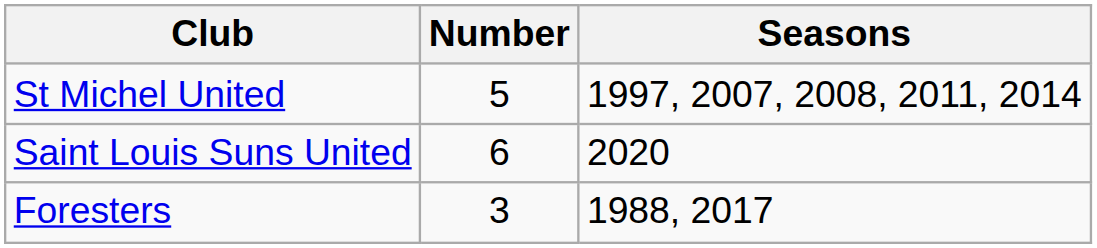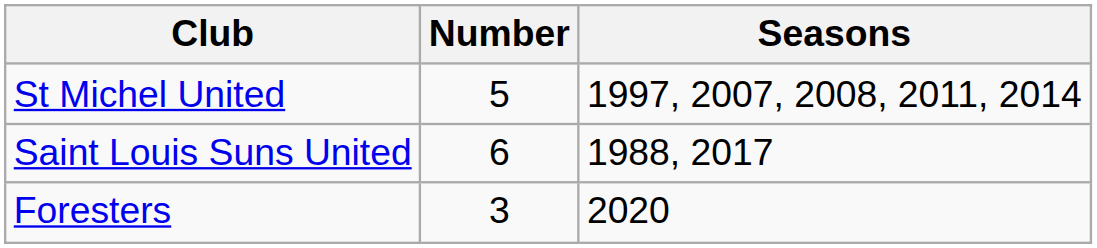(628, 152) 2020 -> (680, 152) 1988, 2017
(680, 211) 1988, 2017 -> (628, 211) 2020
